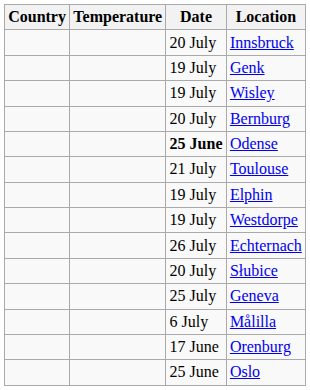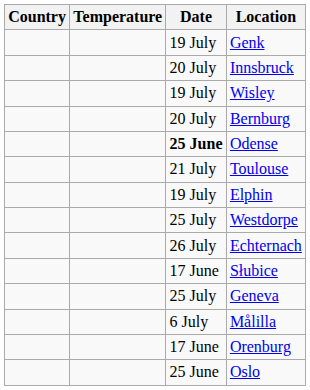rows swapped: (262, 42) <-> (247, 67)
(193, 220) 19 July -> (193, 220) 25 July
(193, 270) 20 July -> (194, 270) 17 June
